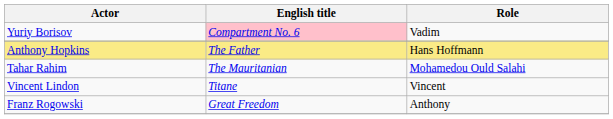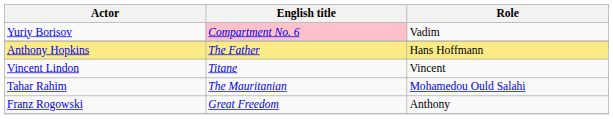rows swapped: (43, 86) <-> (37, 68)
